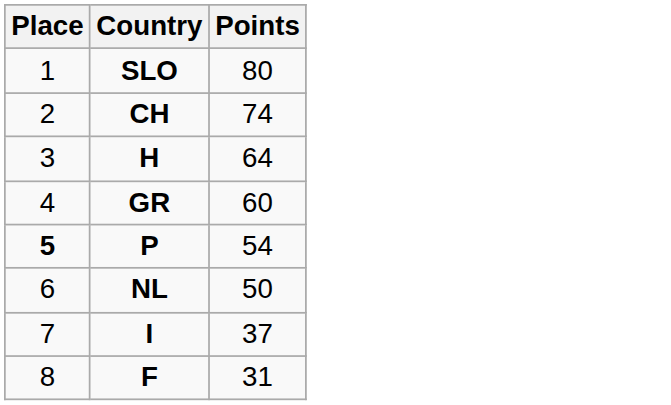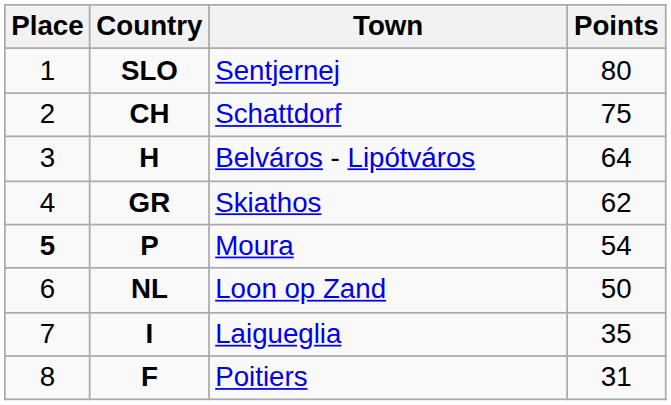+ column: (388, 26)
(257, 114) 74 -> (616, 114) 75
(257, 202) 60 -> (616, 202) 62
(257, 333) 37 -> (616, 333) 35
